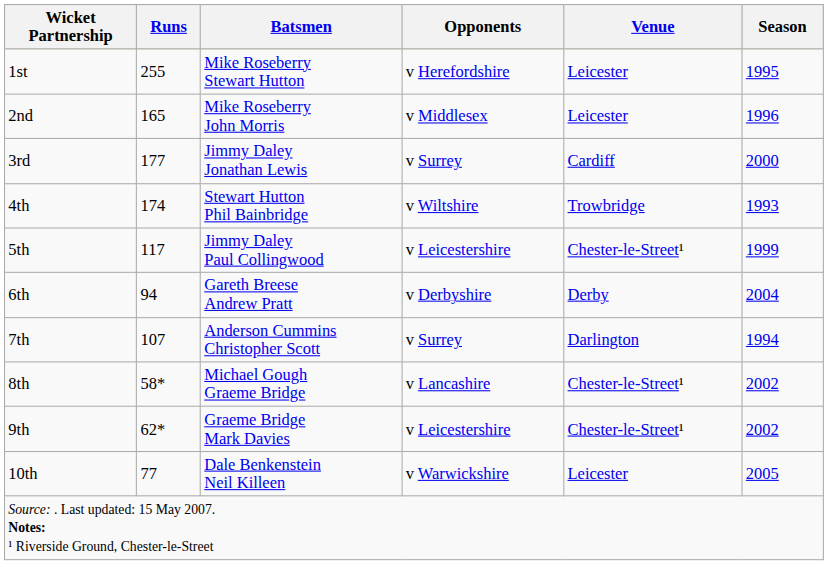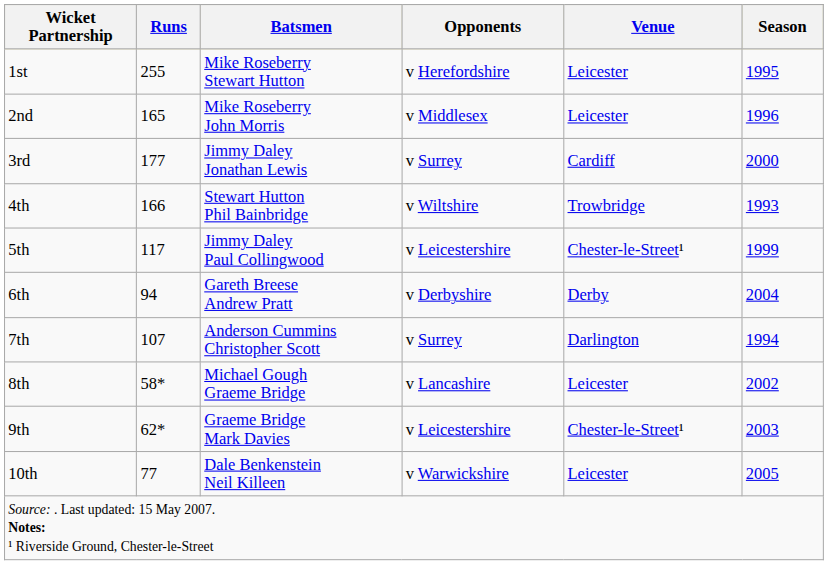(153, 205) 174 -> (153, 205) 166
(626, 384) Chester-le-Street¹ -> (598, 384) Leicester
(762, 428) 2002 -> (762, 428) 2003
